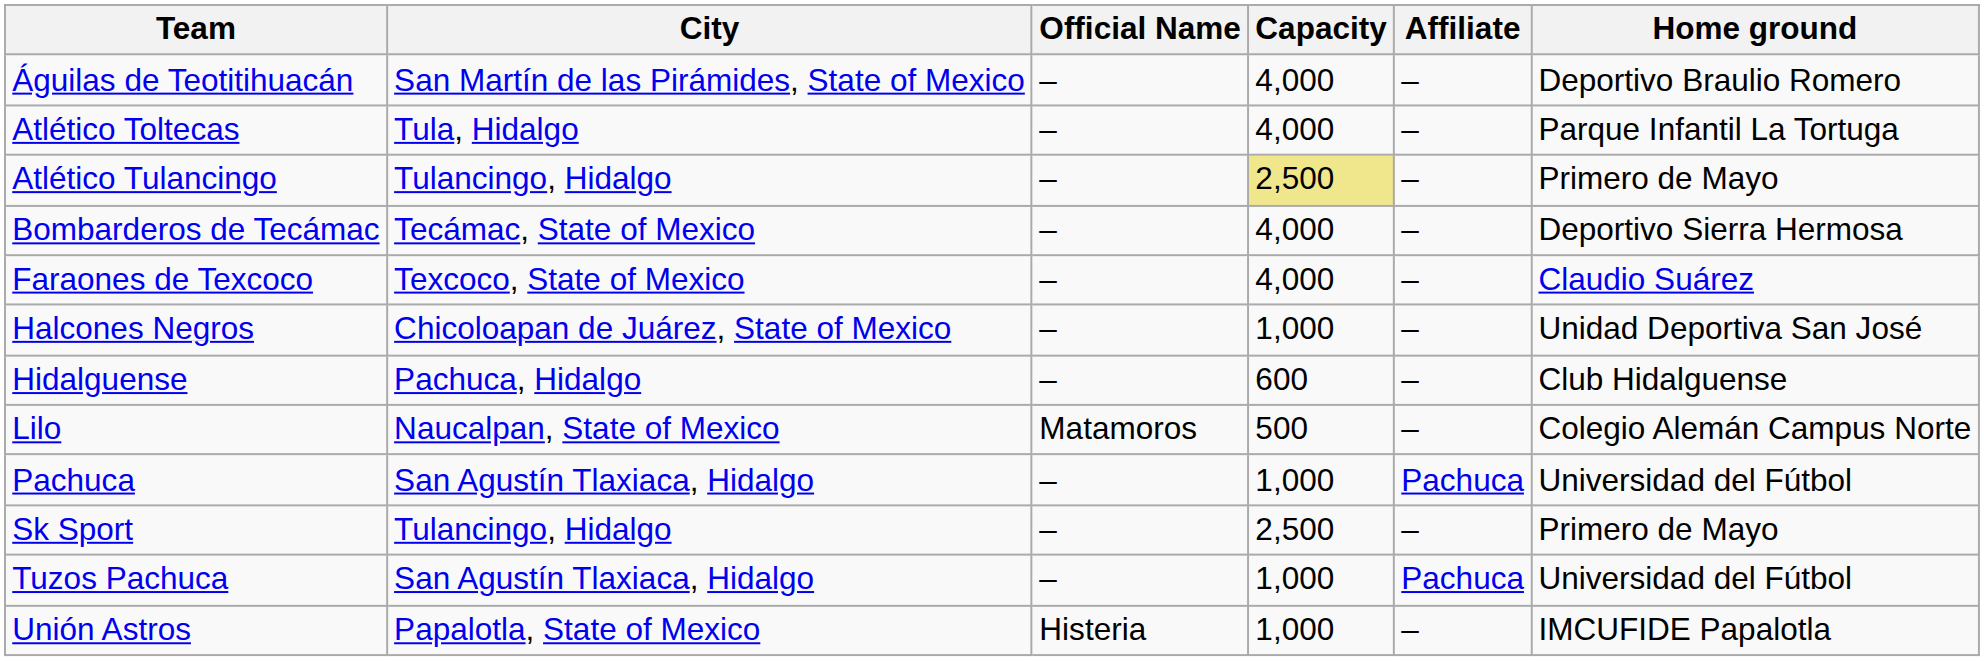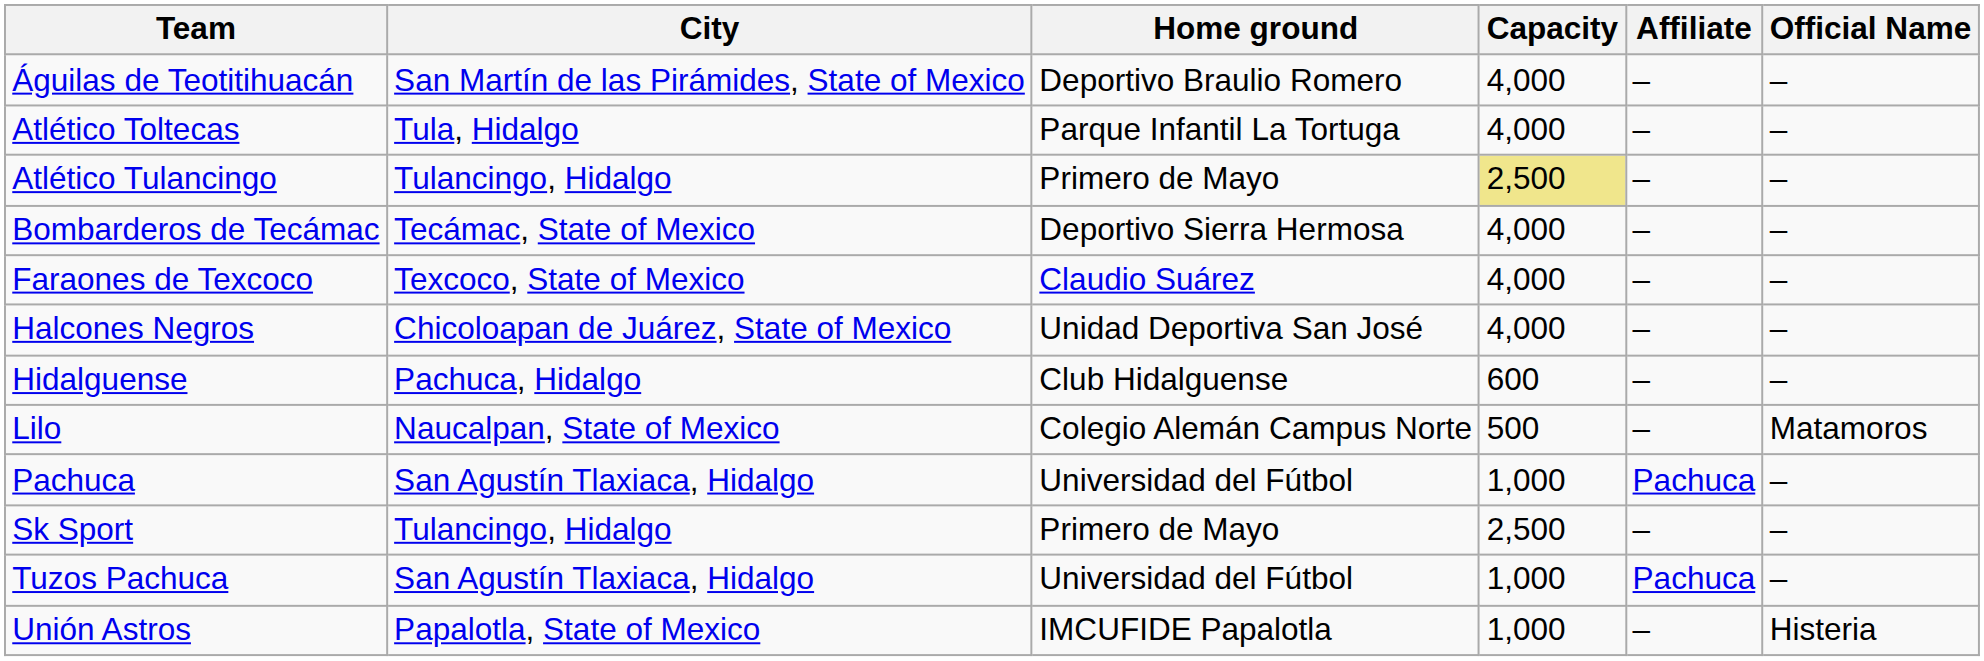columns swapped: (1755, 29) <-> (1140, 29)
(1295, 329) 1,000 -> (1526, 329) 4,000
